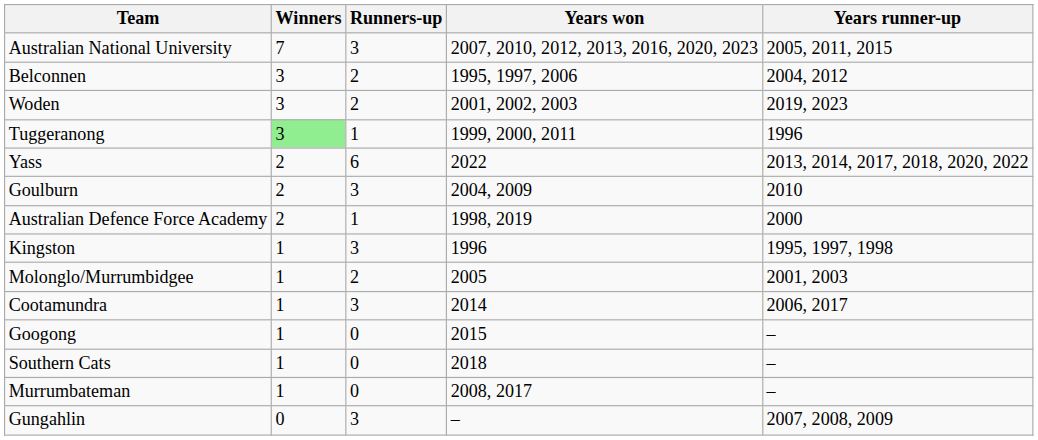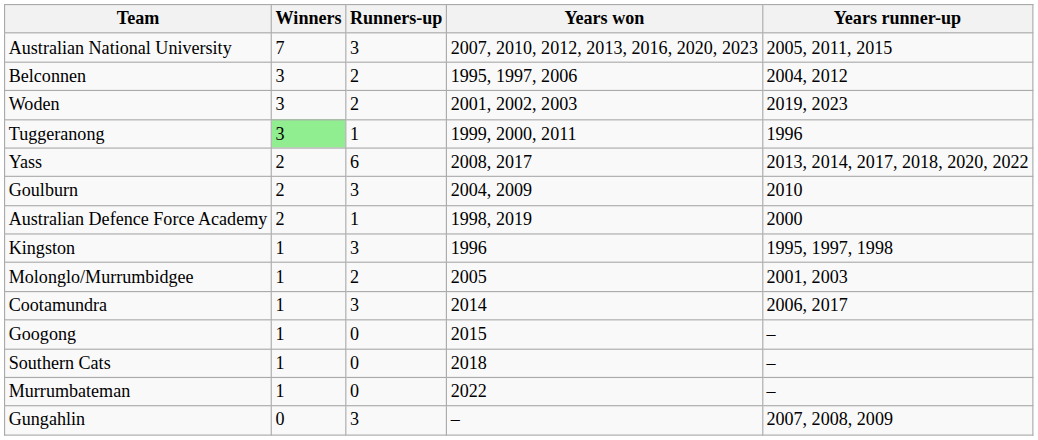(469, 162) 2022 -> (491, 162) 2008, 2017
(491, 391) 2008, 2017 -> (469, 391) 2022
